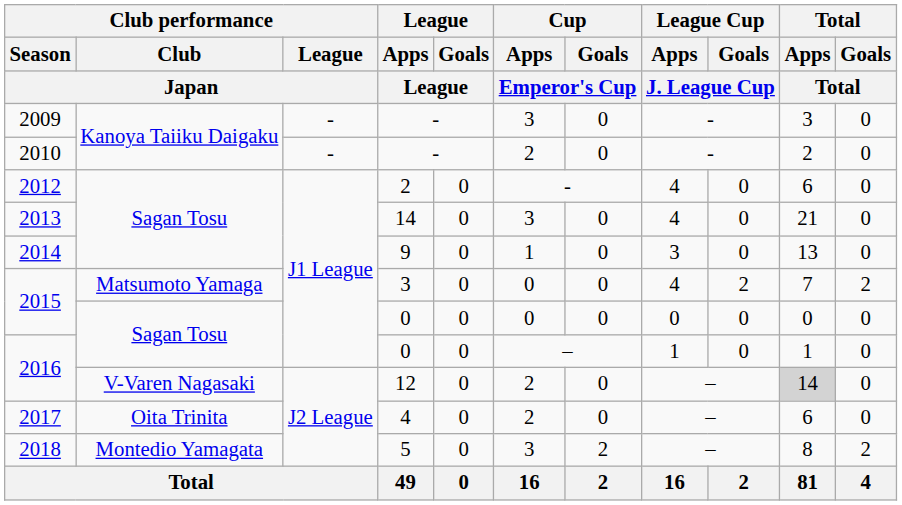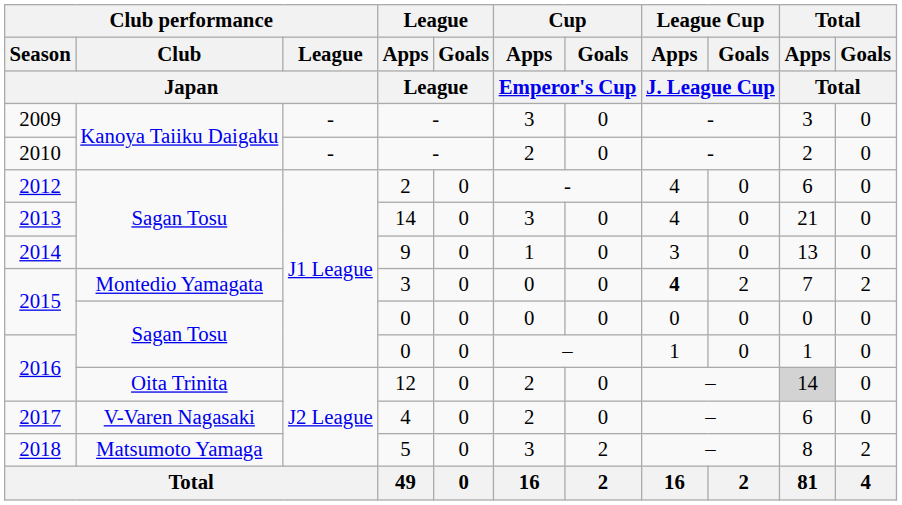(179, 284) Matsumoto Yamaga -> (179, 284) Montedio Yamagata
(674, 284) normal -> (674, 284) bold
(179, 383) V-Varen Nagasaki -> (179, 383) Oita Trinita
(179, 416) Oita Trinita -> (179, 416) V-Varen Nagasaki
(179, 449) Montedio Yamagata -> (179, 449) Matsumoto Yamaga
